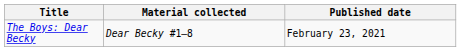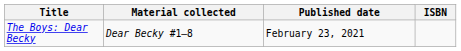+ column: (435, 12)
